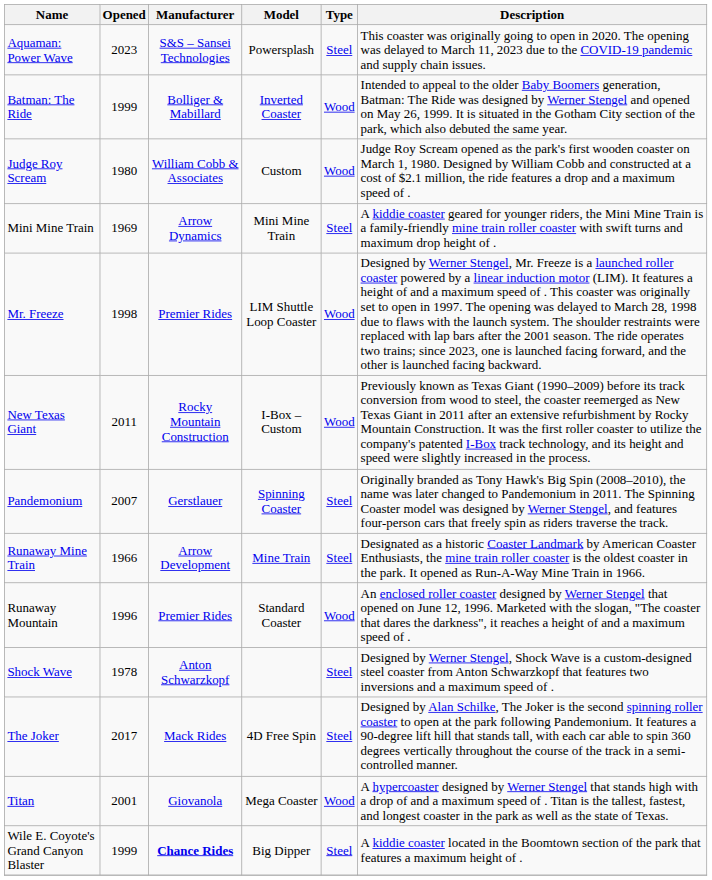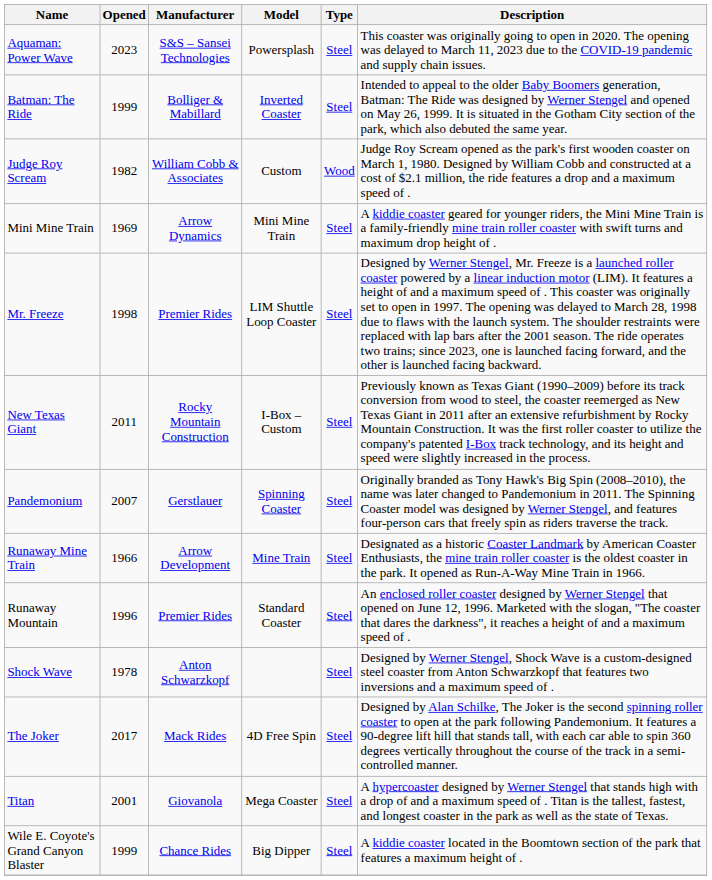(339, 106) Wood -> (339, 106) Steel
(124, 171) 1980 -> (124, 171) 1982
(339, 314) Wood -> (339, 314) Steel
(339, 422) Wood -> (339, 422) Steel
(339, 615) Wood -> (339, 615) Steel
(339, 800) Wood -> (339, 800) Steel
(195, 850) bold -> (195, 850) normal
